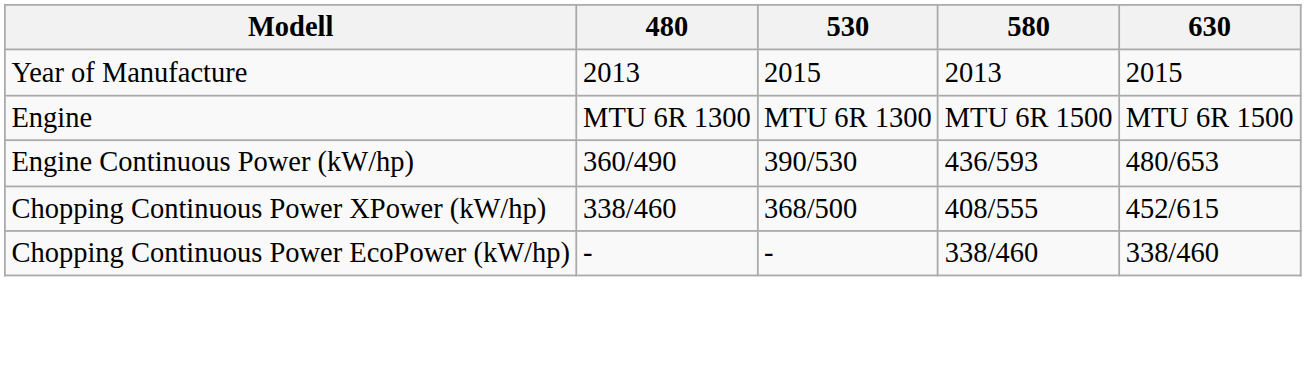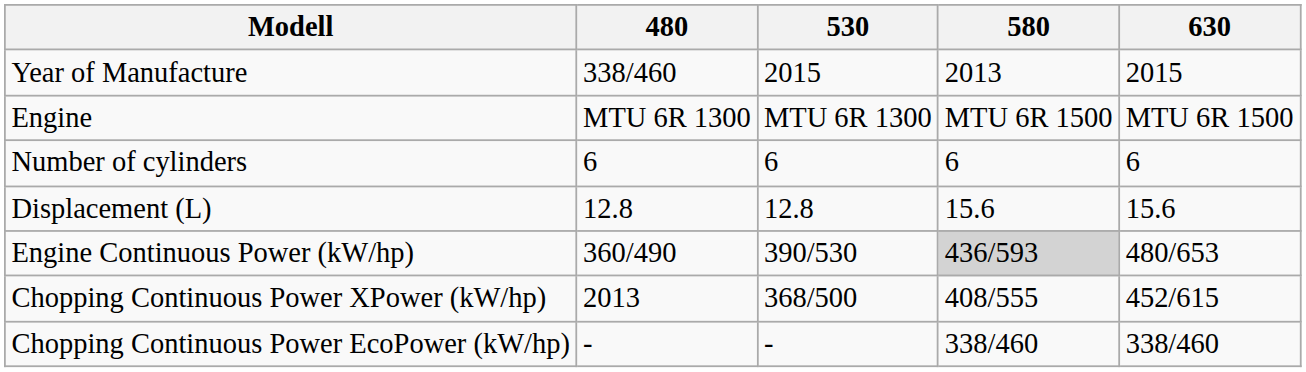(612, 72) 2013 -> (630, 72) 338/460
+ row: (129, 162)
+ row: (111, 207)
(991, 162) no background -> (991, 252) lightgrey background
(630, 207) 338/460 -> (612, 298) 2013
